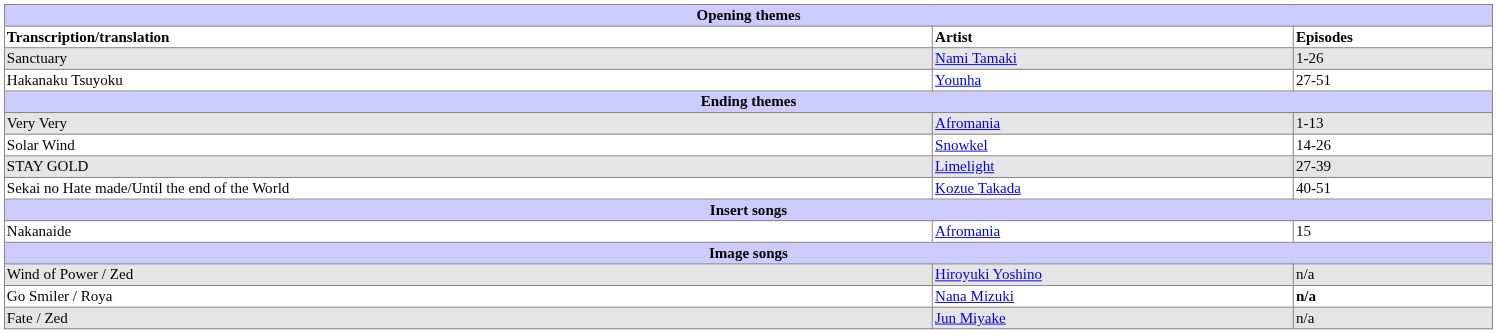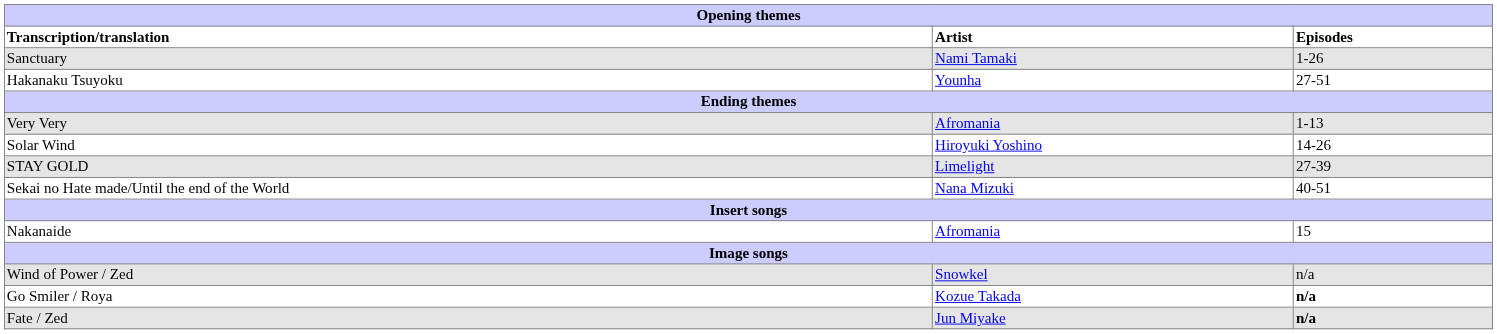(961, 145) Snowkel -> (989, 145) Hiroyuki Yoshino
(978, 188) Kozue Takada -> (975, 188) Nana Mizuki
(989, 274) Hiroyuki Yoshino -> (961, 274) Snowkel
(975, 296) Nana Mizuki -> (978, 296) Kozue Takada
(1305, 317) normal -> (1306, 317) bold
